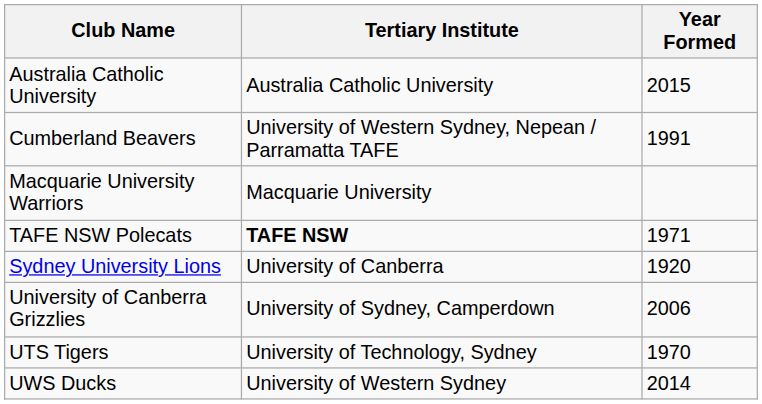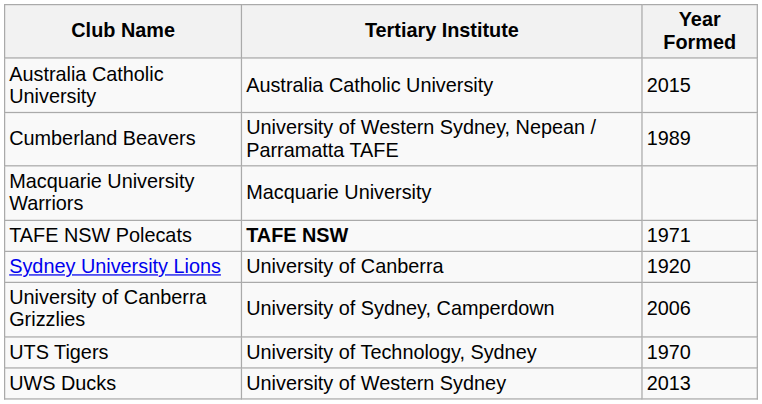(669, 138) 1991 -> (669, 138) 1989
(669, 383) 2014 -> (669, 383) 2013
